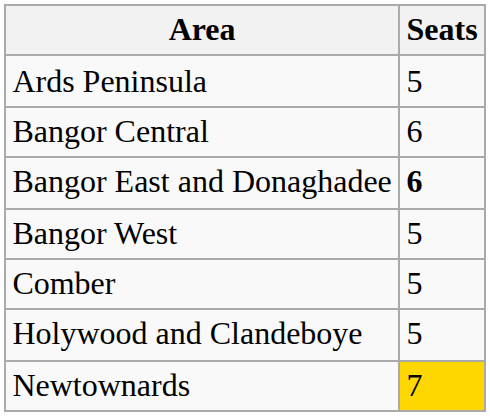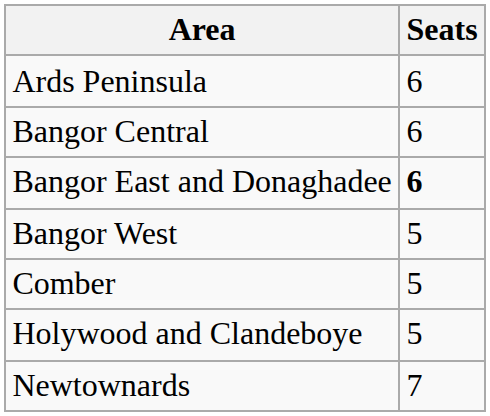(415, 80) 5 -> (415, 80) 6
(415, 385) gold background -> (415, 385) no background
